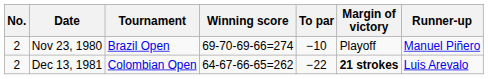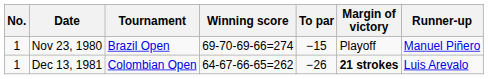(17, 46) 2 -> (17, 46) 1
(317, 46) −10 -> (317, 46) −15
(17, 65) 2 -> (17, 65) 1
(317, 65) −22 -> (317, 65) −26
